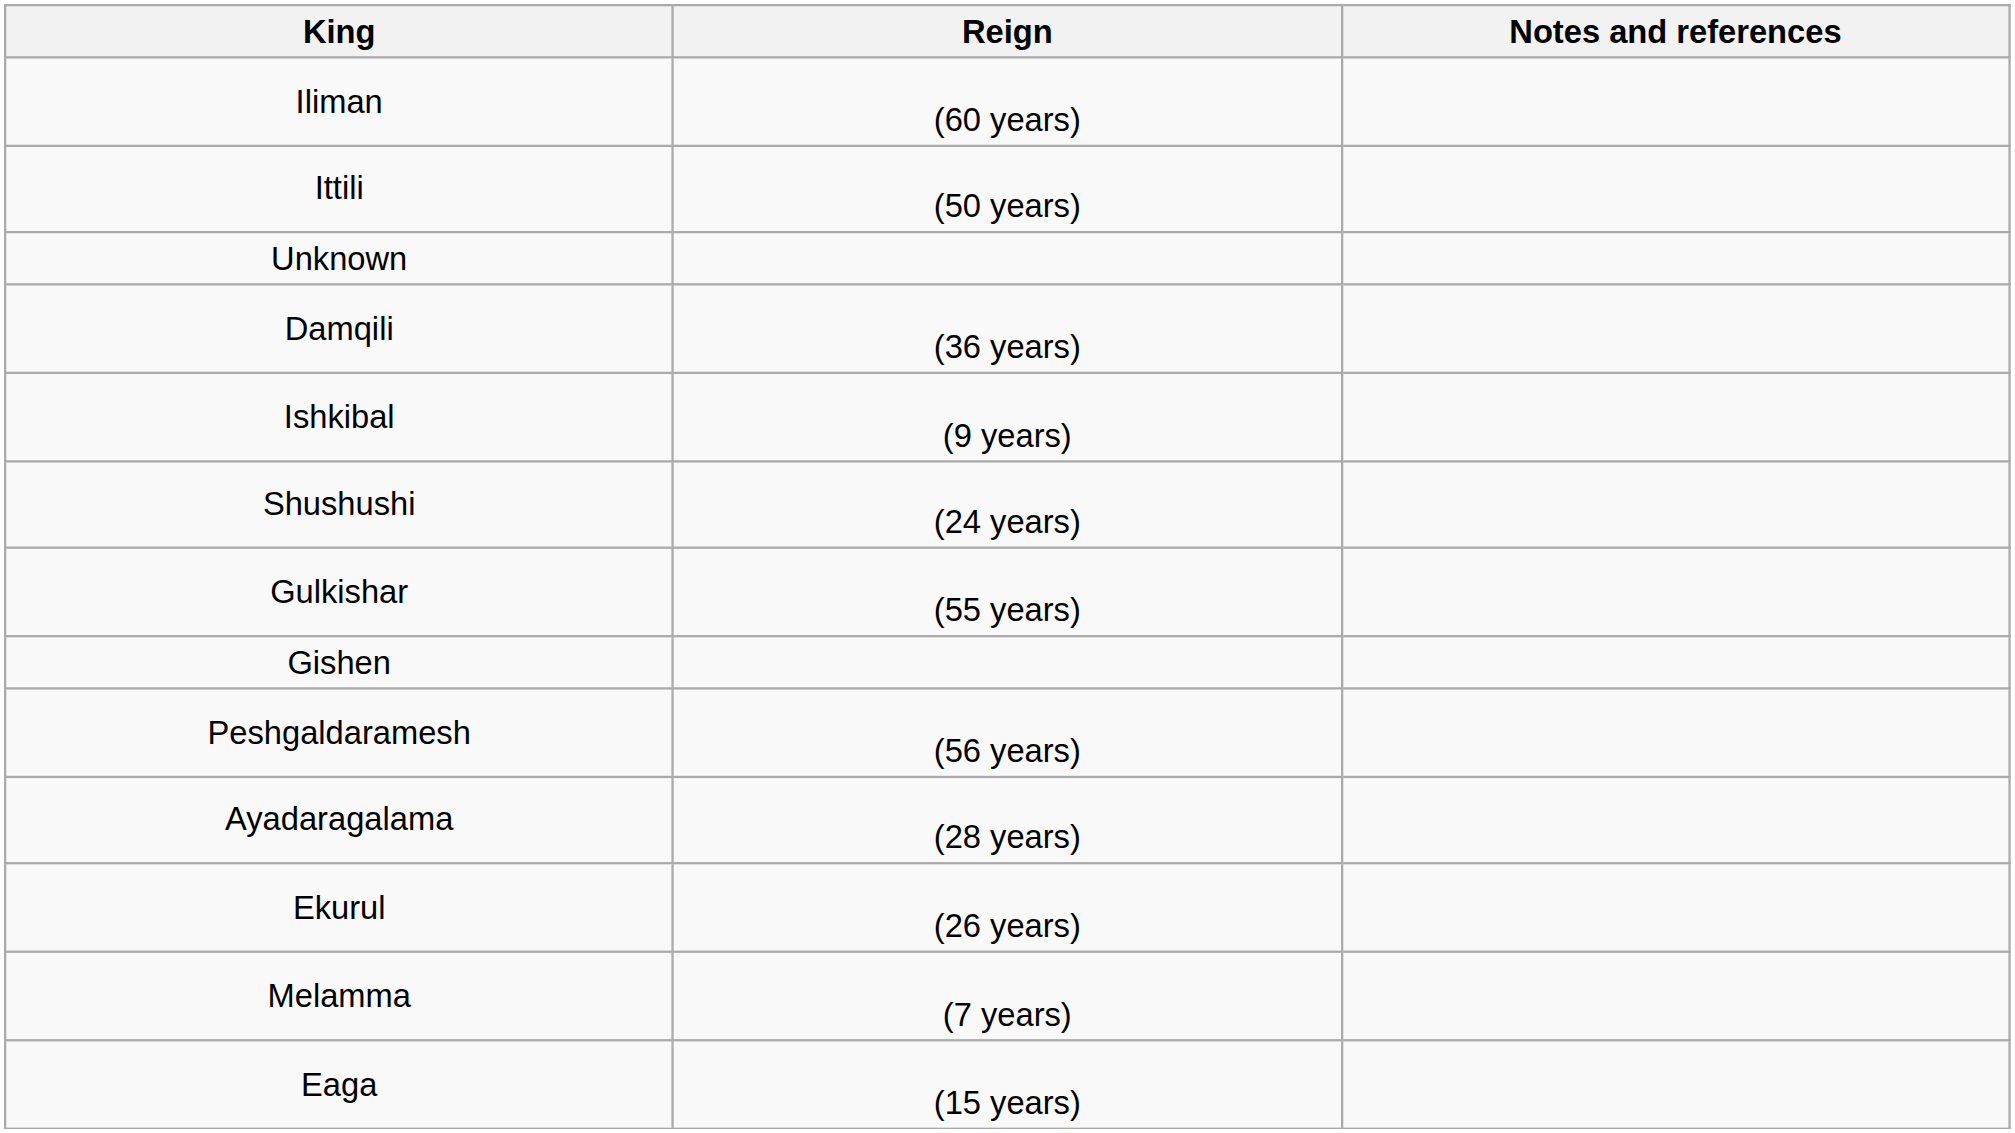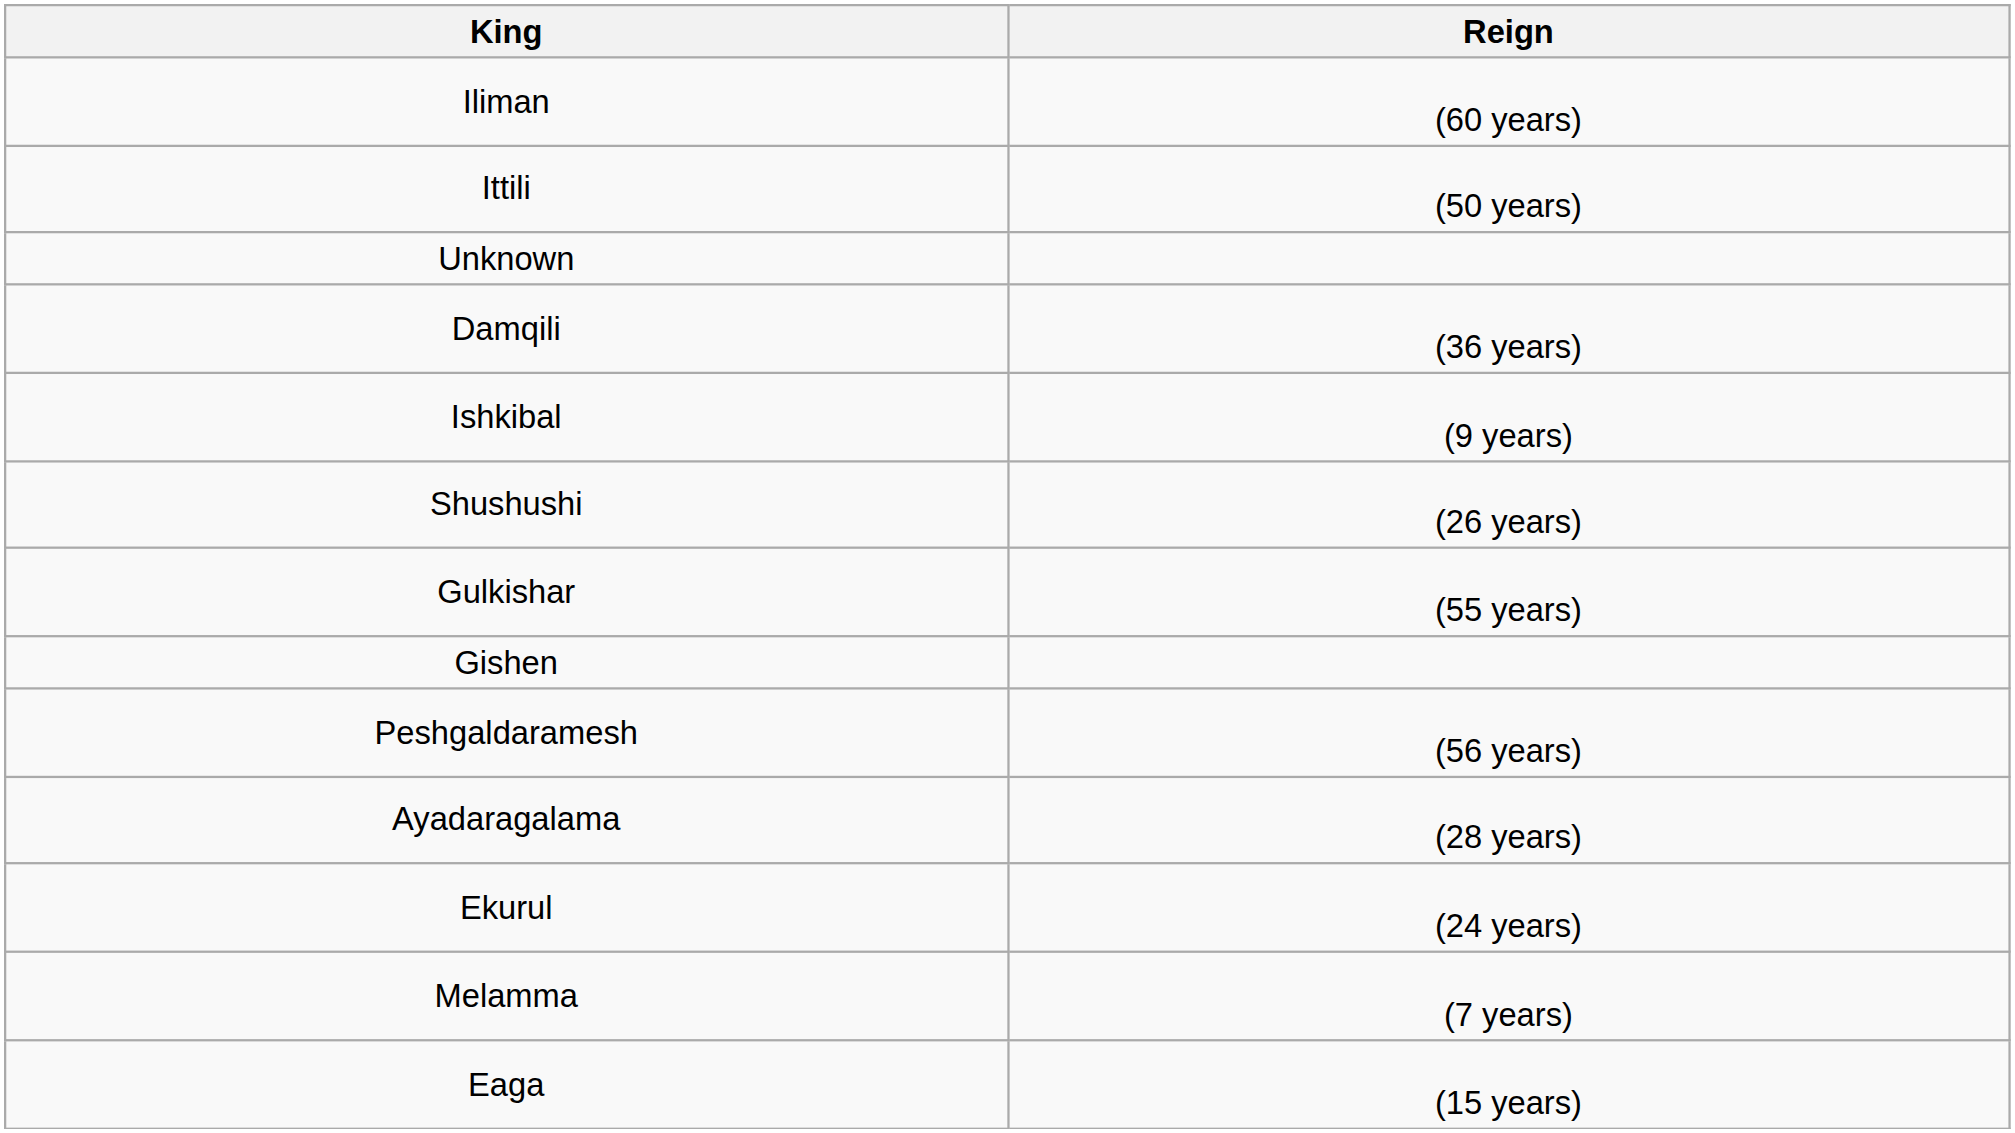- column: (1675, 31)
(1007, 523) (24 years) -> (1508, 523) (26 years)
(1007, 926) (26 years) -> (1508, 926) (24 years)
